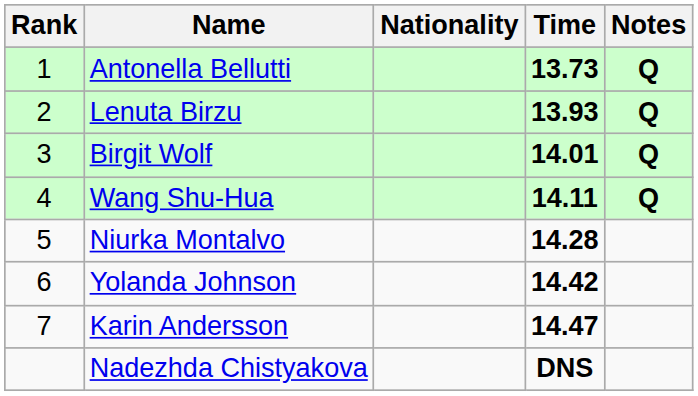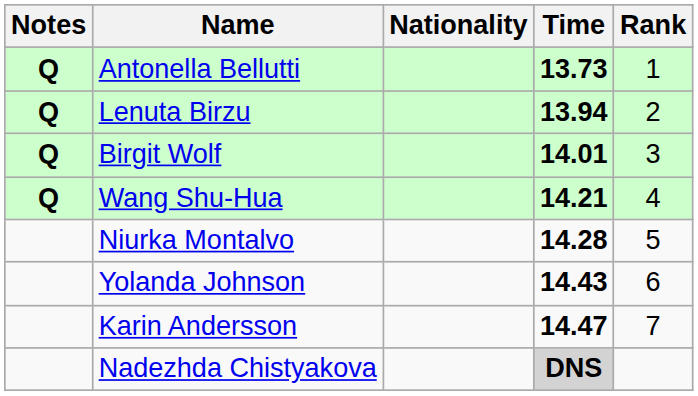columns swapped: (44, 25) <-> (649, 25)
(565, 111) 13.93 -> (574, 111) 13.94
(565, 197) 14.11 -> (574, 197) 14.21
(565, 283) 14.42 -> (574, 283) 14.43
(565, 369) no background -> (574, 369) lightgrey background
